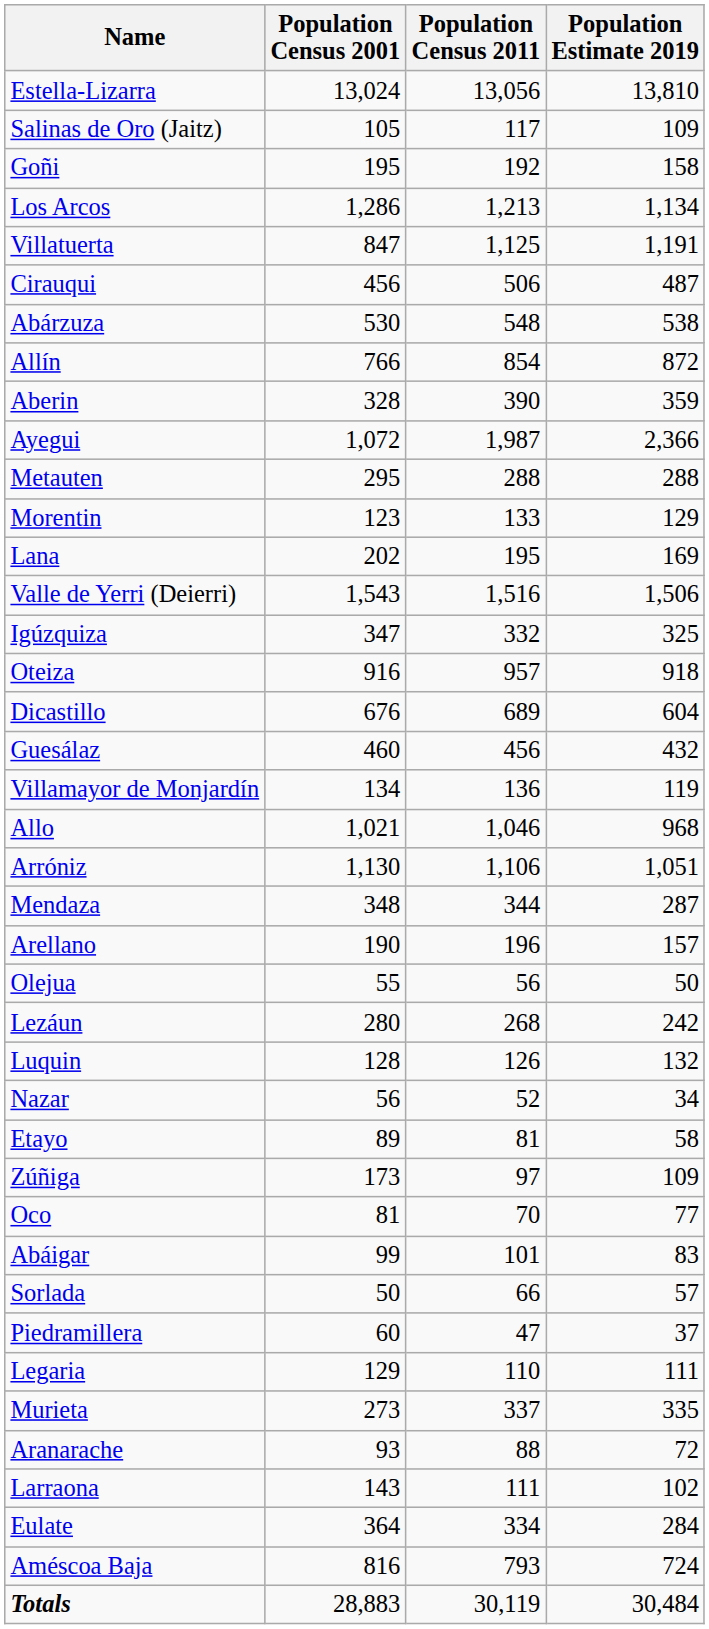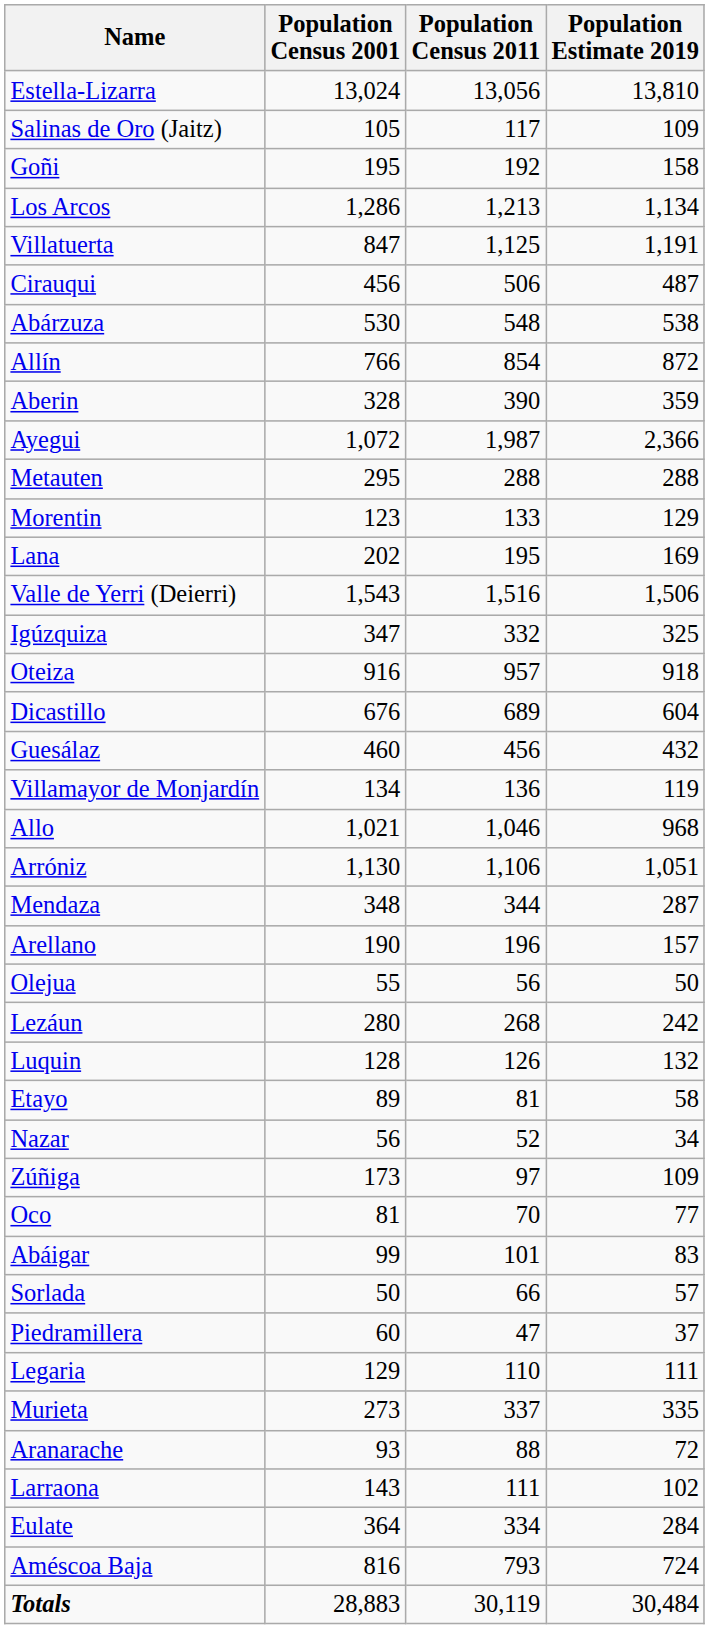rows swapped: (39, 1138) <-> (40, 1099)
